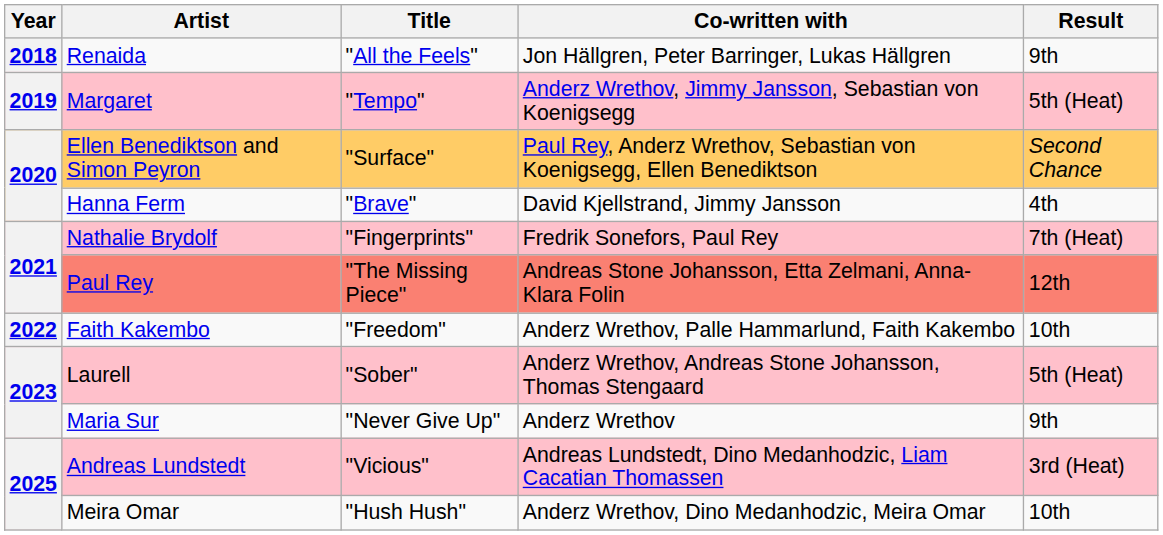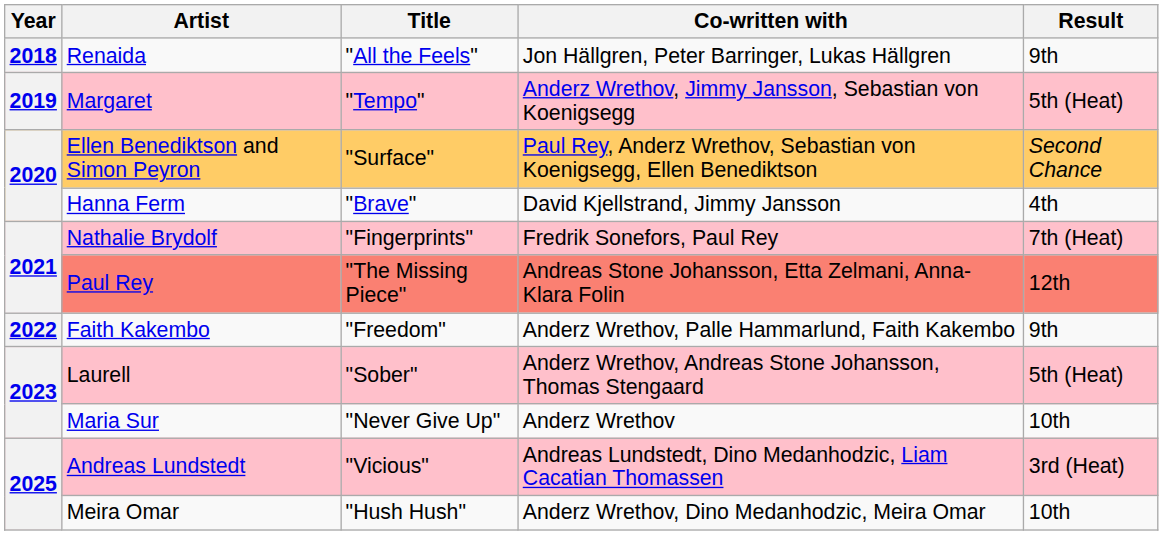(1050, 329) 10th -> (1044, 329) 9th
(1044, 420) 9th -> (1050, 420) 10th
